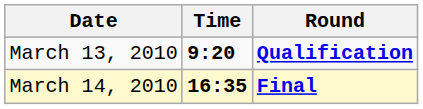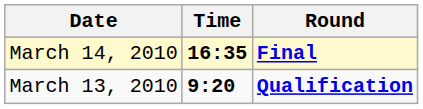rows swapped: (94, 54) <-> (94, 86)
